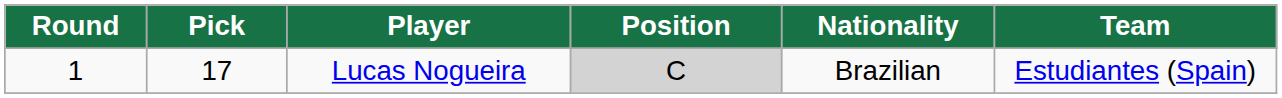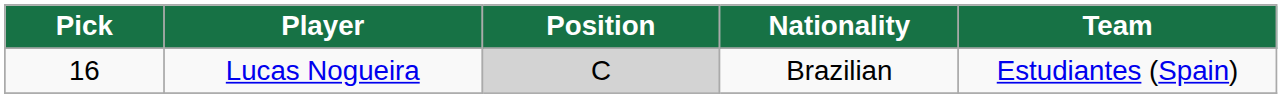- column: (75, 26)
(217, 70) 17 -> (84, 70) 16
